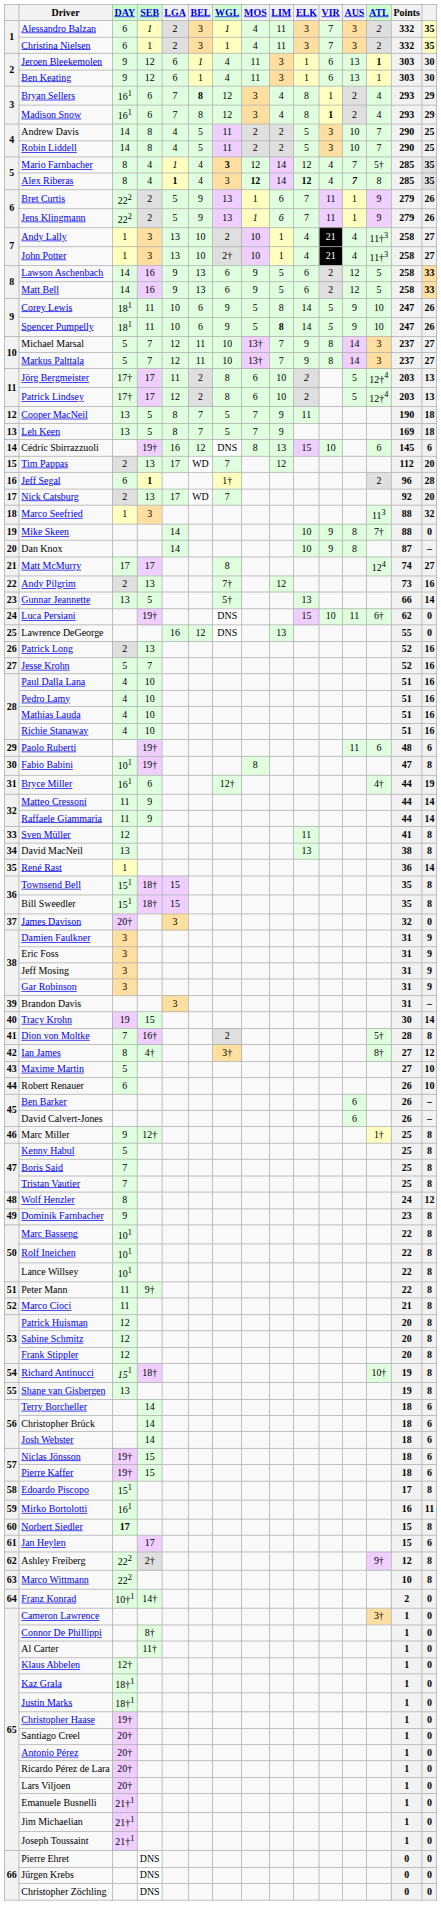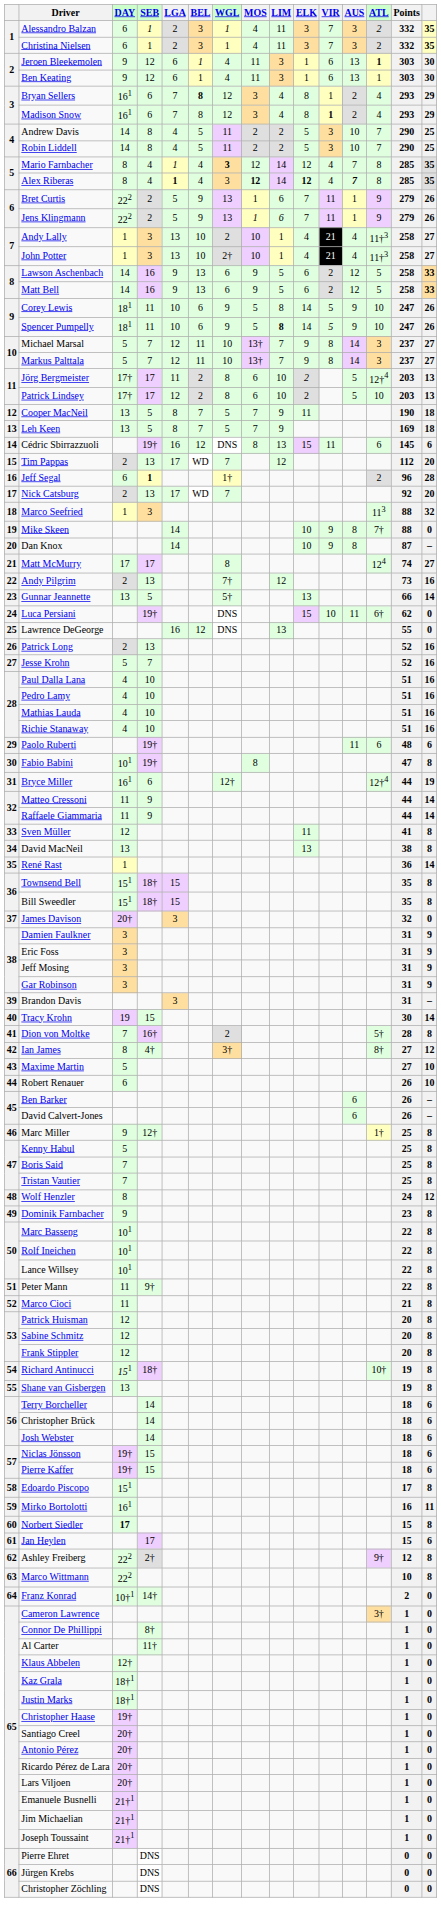(379, 164) 5† -> (379, 164) 8
(379, 397) 12†4 -> (379, 395) 10
(331, 447) 10 -> (331, 444) 11
(379, 784) 4† -> (379, 781) 12†4
